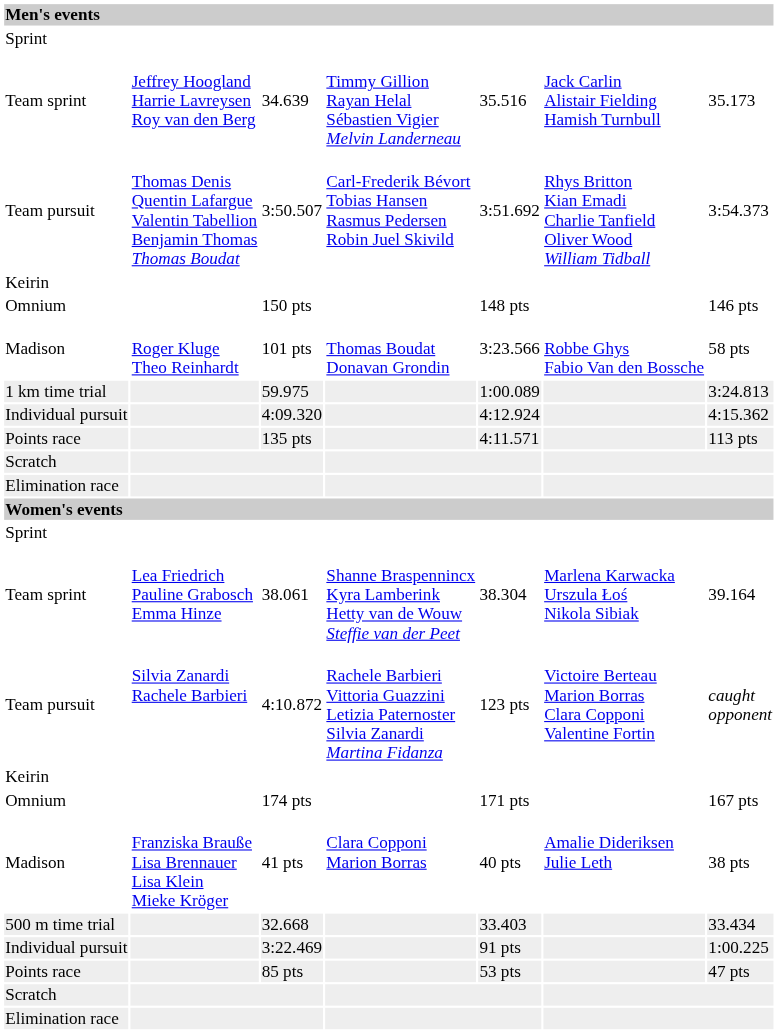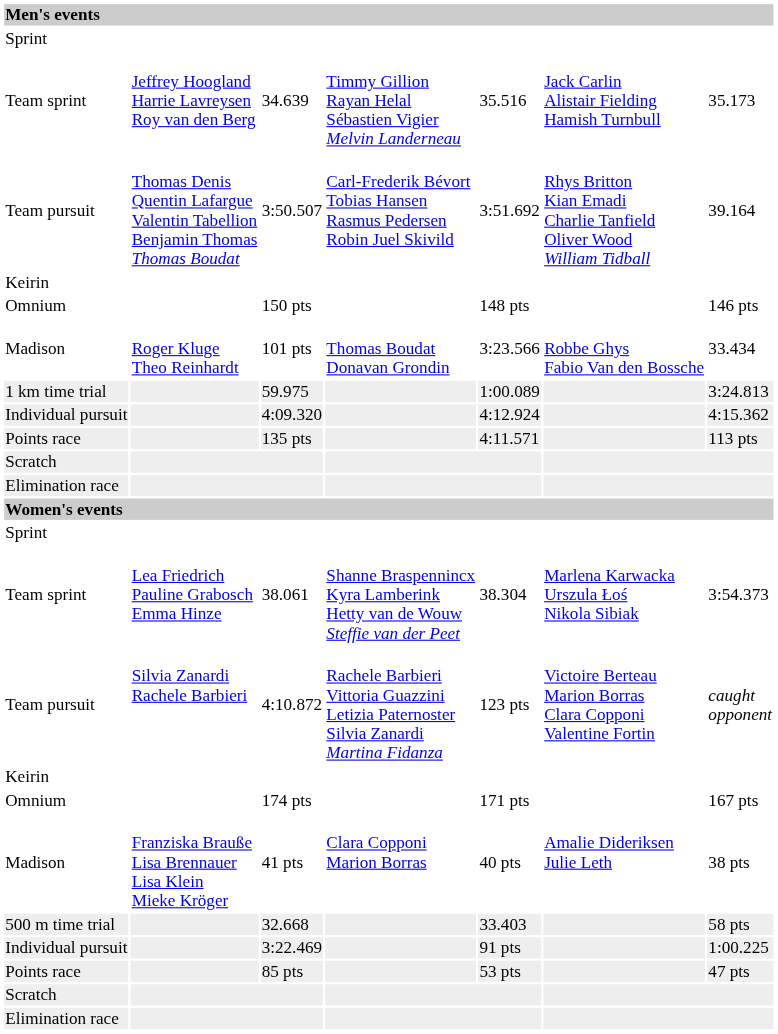(739, 210) 3:54.373 -> (732, 210) 39.164
(729, 348) 58 pts -> (732, 348) 33.434
(732, 594) 39.164 -> (739, 594) 3:54.373
(732, 924) 33.434 -> (729, 924) 58 pts
